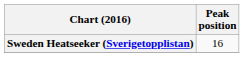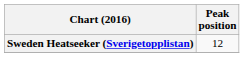(218, 43) 16 -> (218, 43) 12
